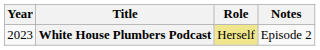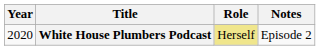(20, 34) 2023 -> (20, 34) 2020
